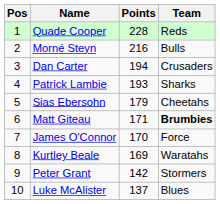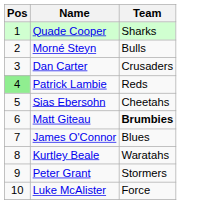- column: (139, 13)
(174, 31) Reds -> (139, 31) Sharks
(17, 84) no background -> (17, 84) lightgreen background
(178, 84) Sharks -> (135, 84) Reds
(175, 137) Force -> (135, 137) Blues
(175, 191) Blues -> (136, 191) Force
